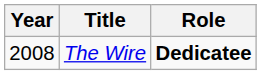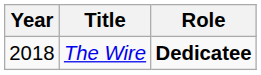(32, 52) 2008 -> (32, 52) 2018
